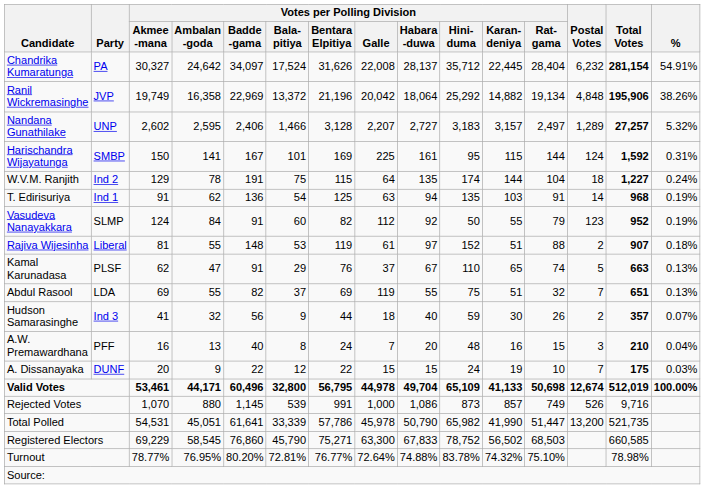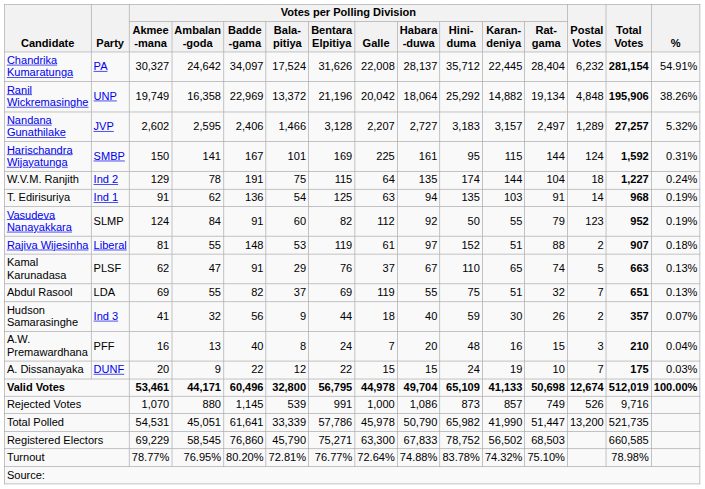(104, 96) JVP -> (105, 96) UNP
(105, 126) UNP -> (104, 126) JVP
